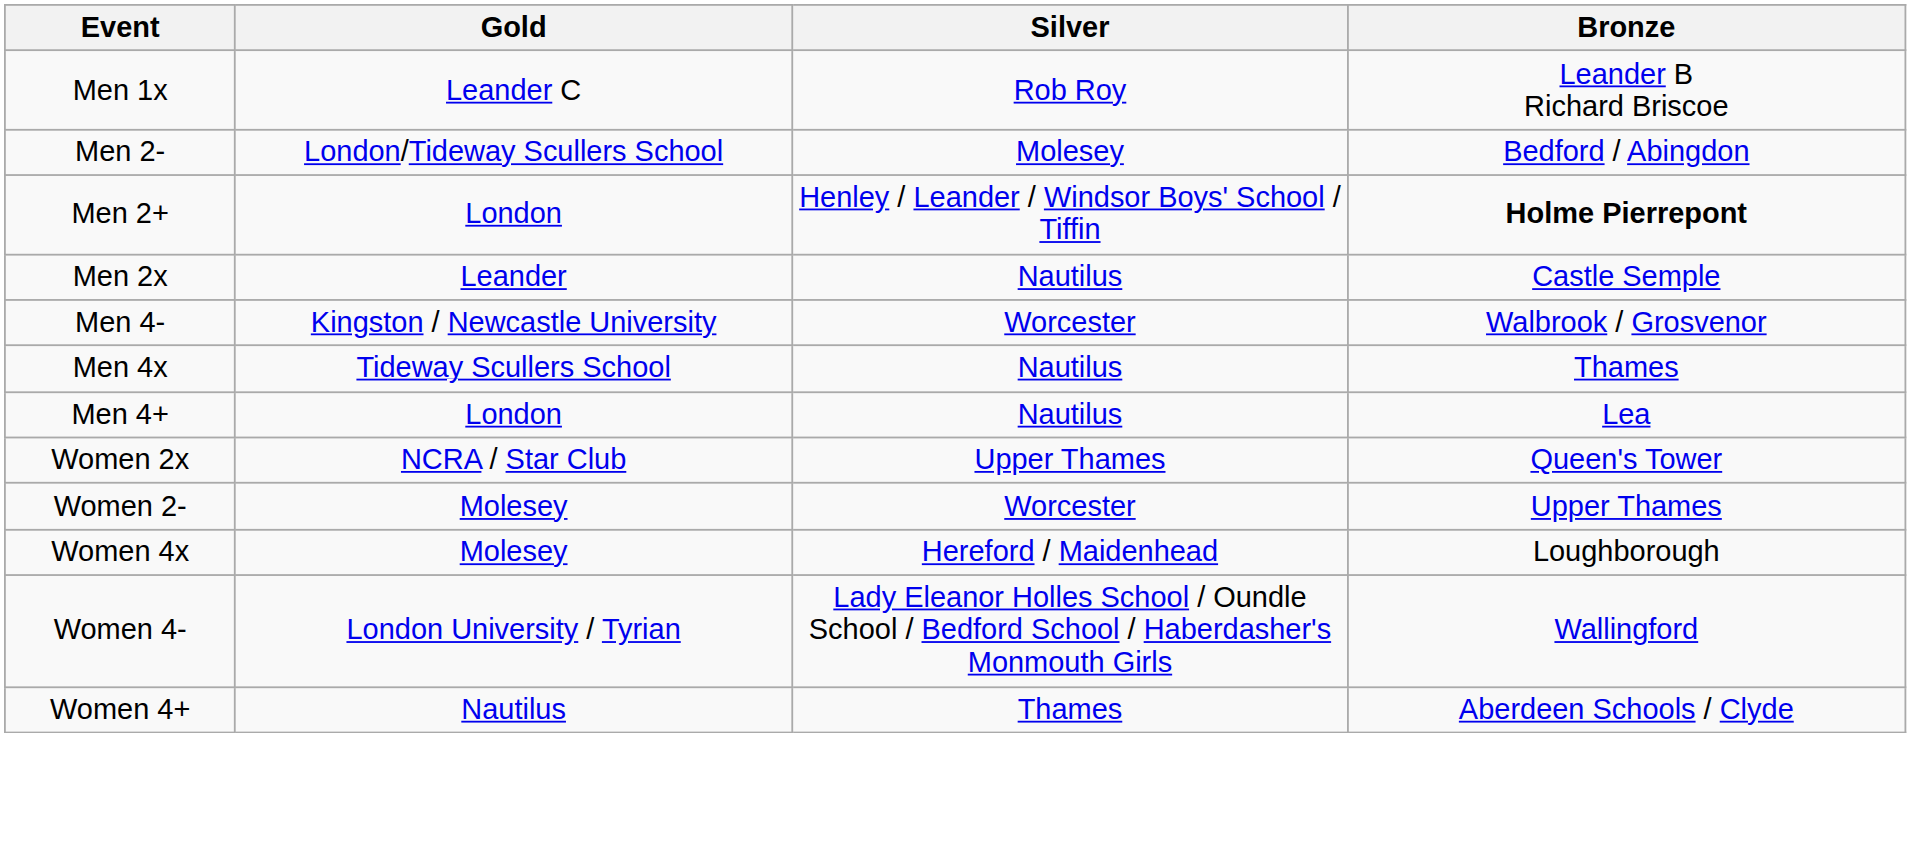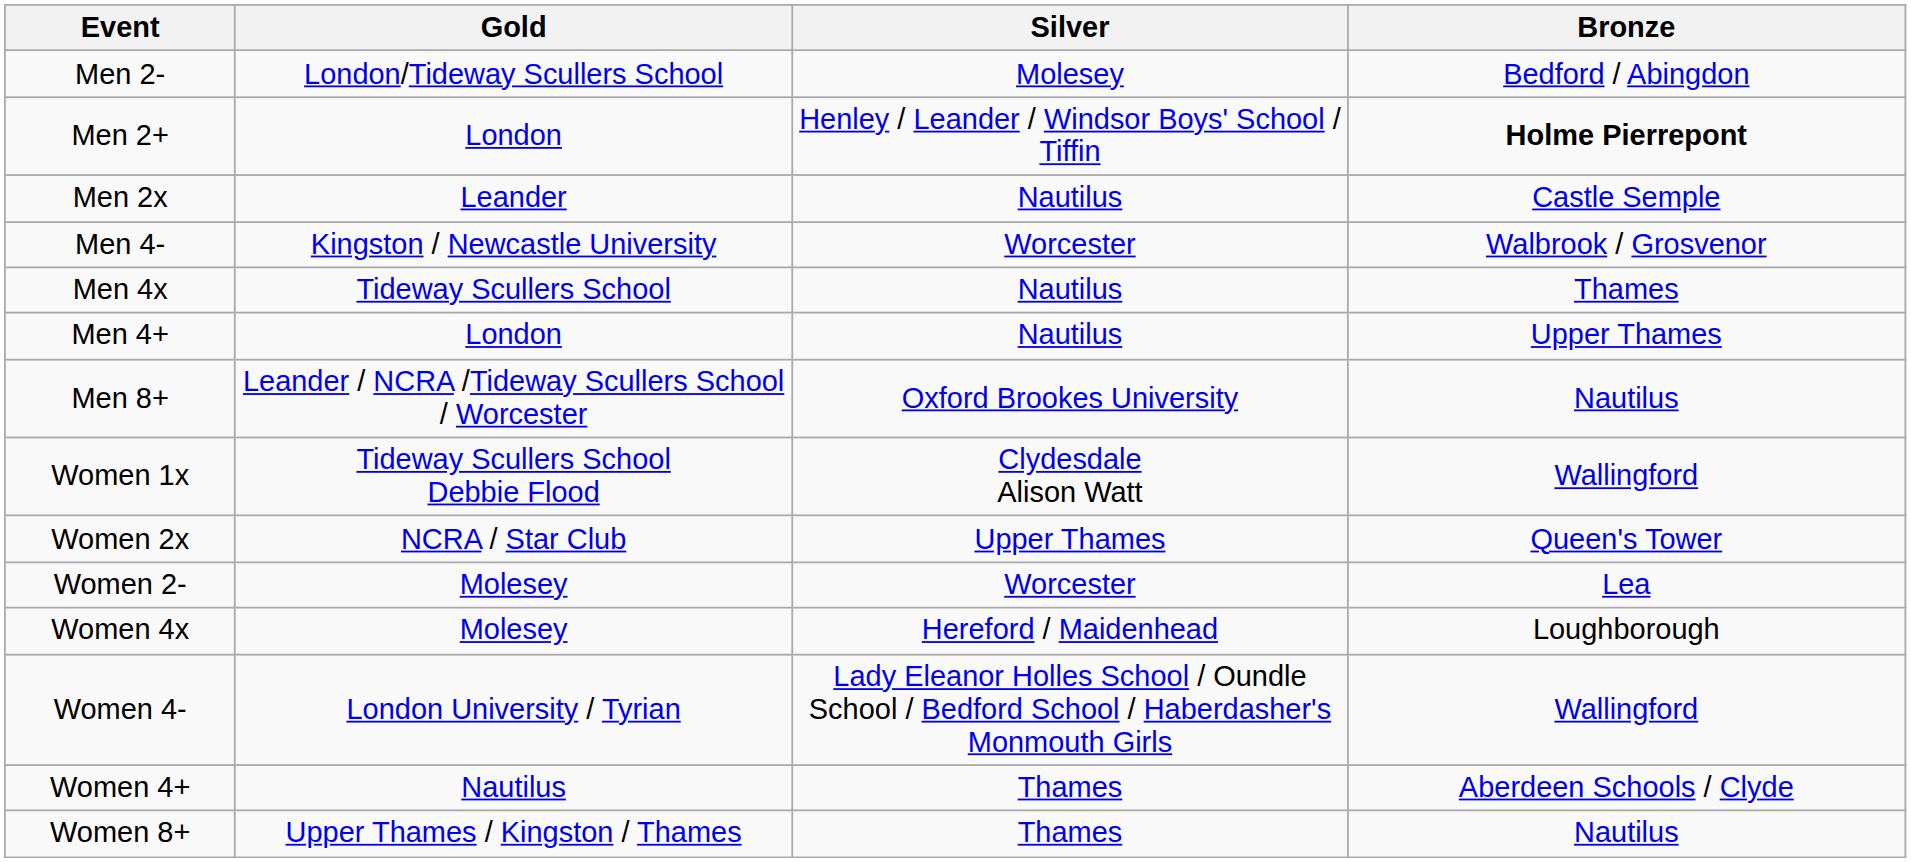- row: (120, 89)
(1626, 414) Lea -> (1626, 335) Upper Thames
+ row: (120, 397)
+ row: (120, 476)
(1626, 505) Upper Thames -> (1626, 584) Lea
+ row: (120, 833)
